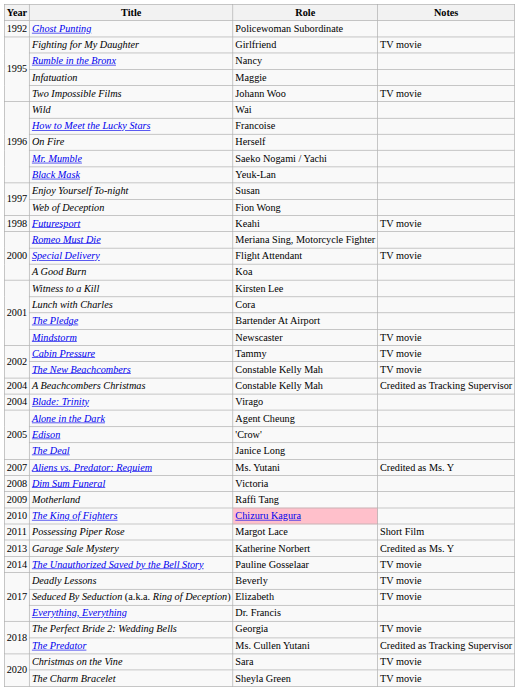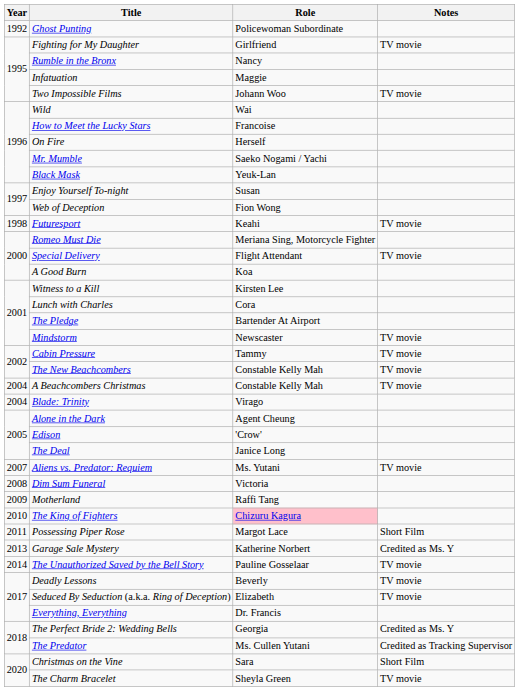(446, 386) Credited as Tracking Supervisor -> (401, 386) TV movie
(417, 467) Credited as Ms. Y -> (401, 467) TV movie
(401, 629) TV movie -> (417, 629) Credited as Ms. Y
(401, 662) TV movie -> (402, 662) Short Film
